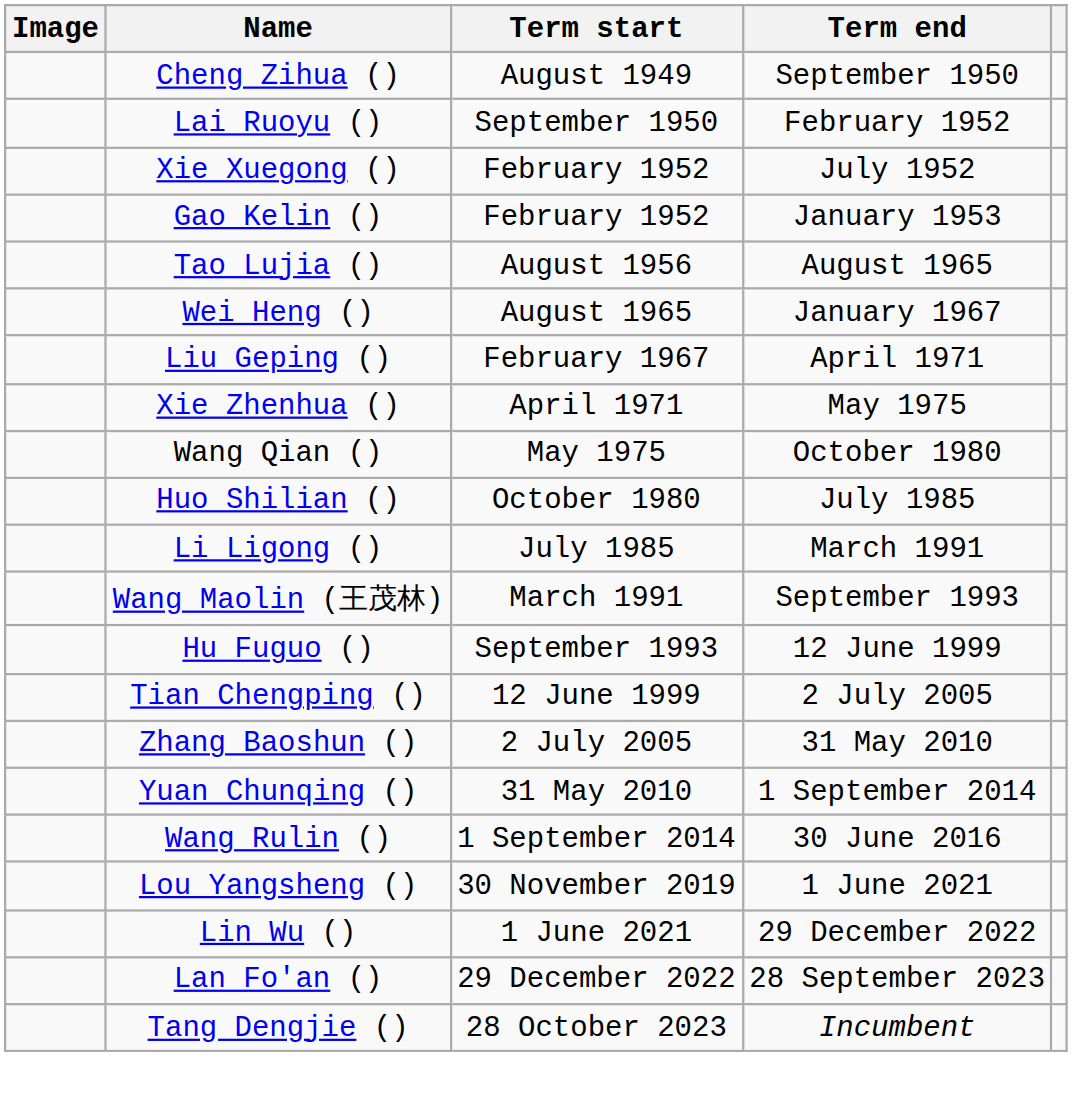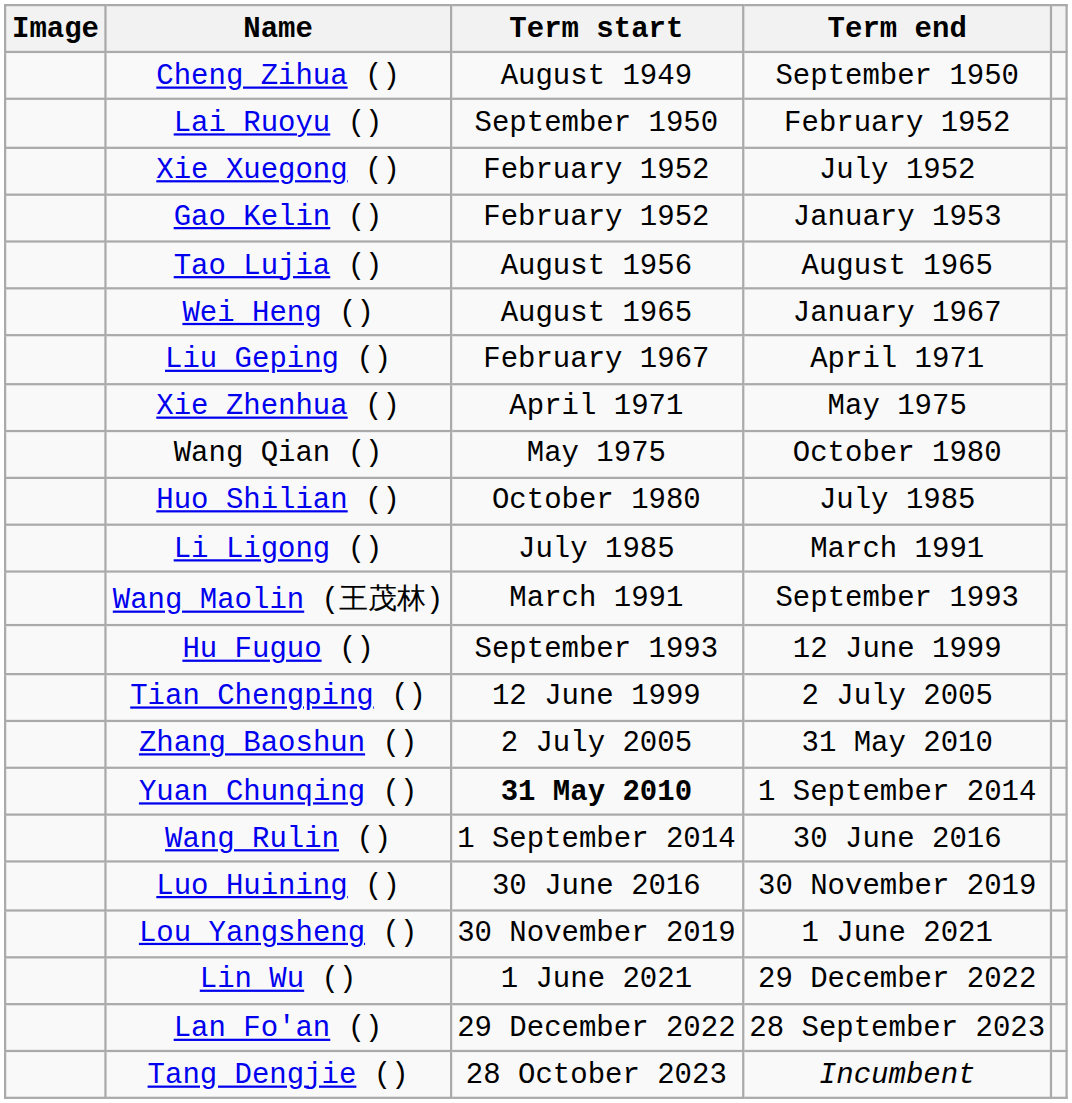(596, 791) normal -> (596, 791) bold
+ row: (278, 886)
